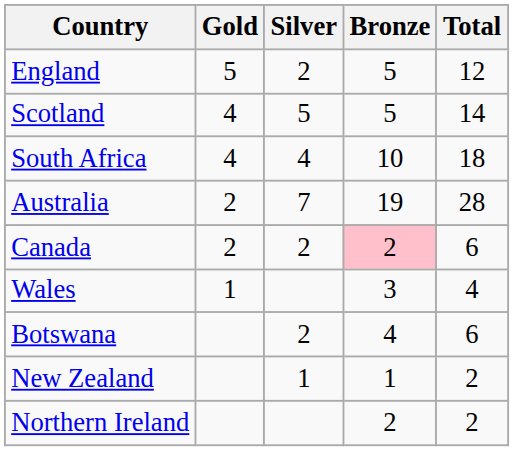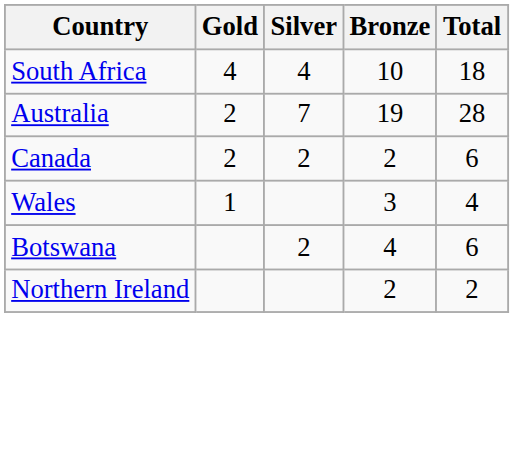- row: (56, 70)
- row: (58, 114)
(390, 246) pink background -> (390, 158) no background
- row: (83, 378)
